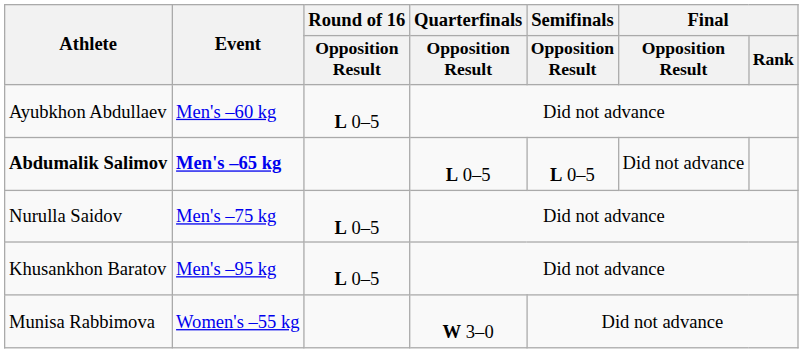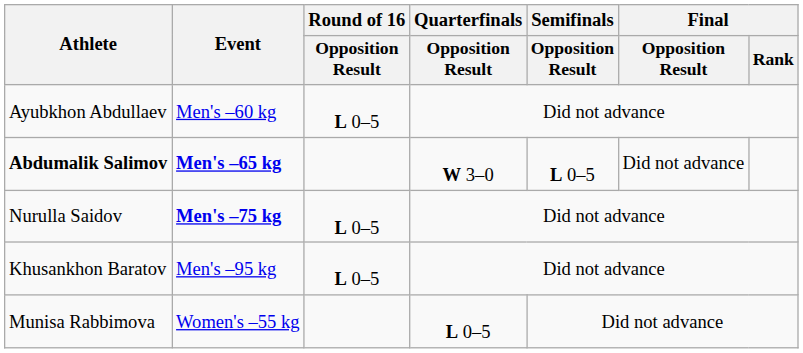(468, 174) L 0–5 -> (468, 174) W 3–0
(226, 216) normal -> (229, 216) bold
(468, 332) W 3–0 -> (468, 332) L 0–5
